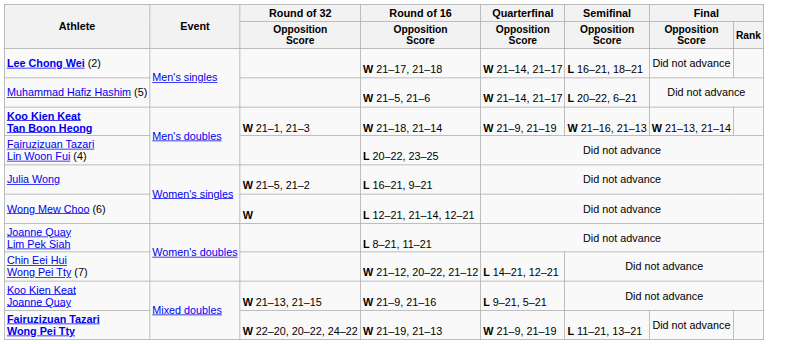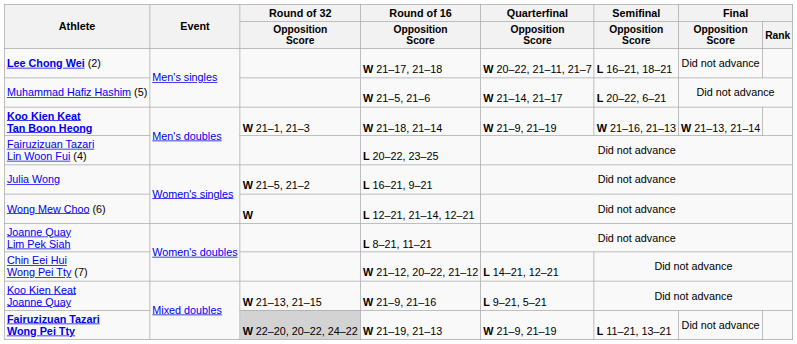(523, 70) W 21–14, 21–17 -> (537, 70) W 20–22, 21–11, 21–7
(300, 331) no background -> (300, 331) lightgrey background
